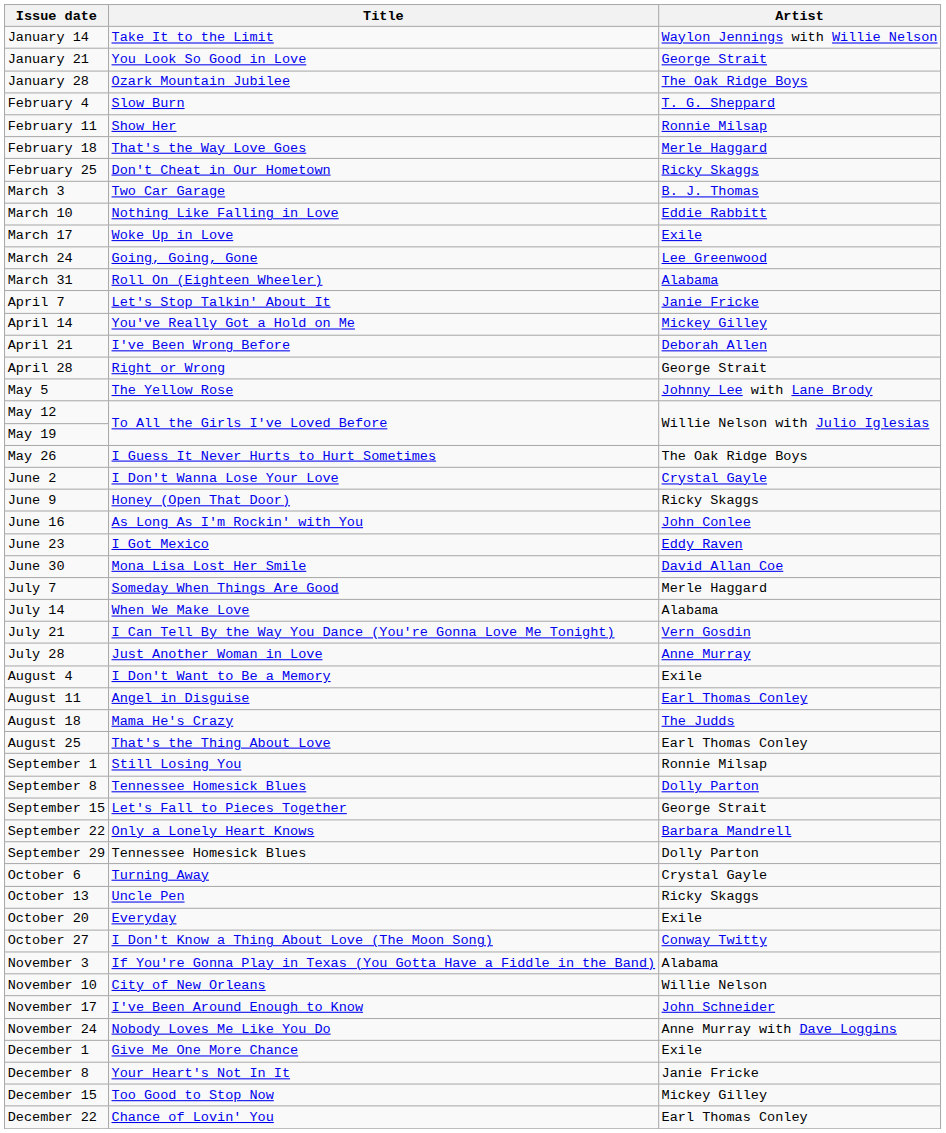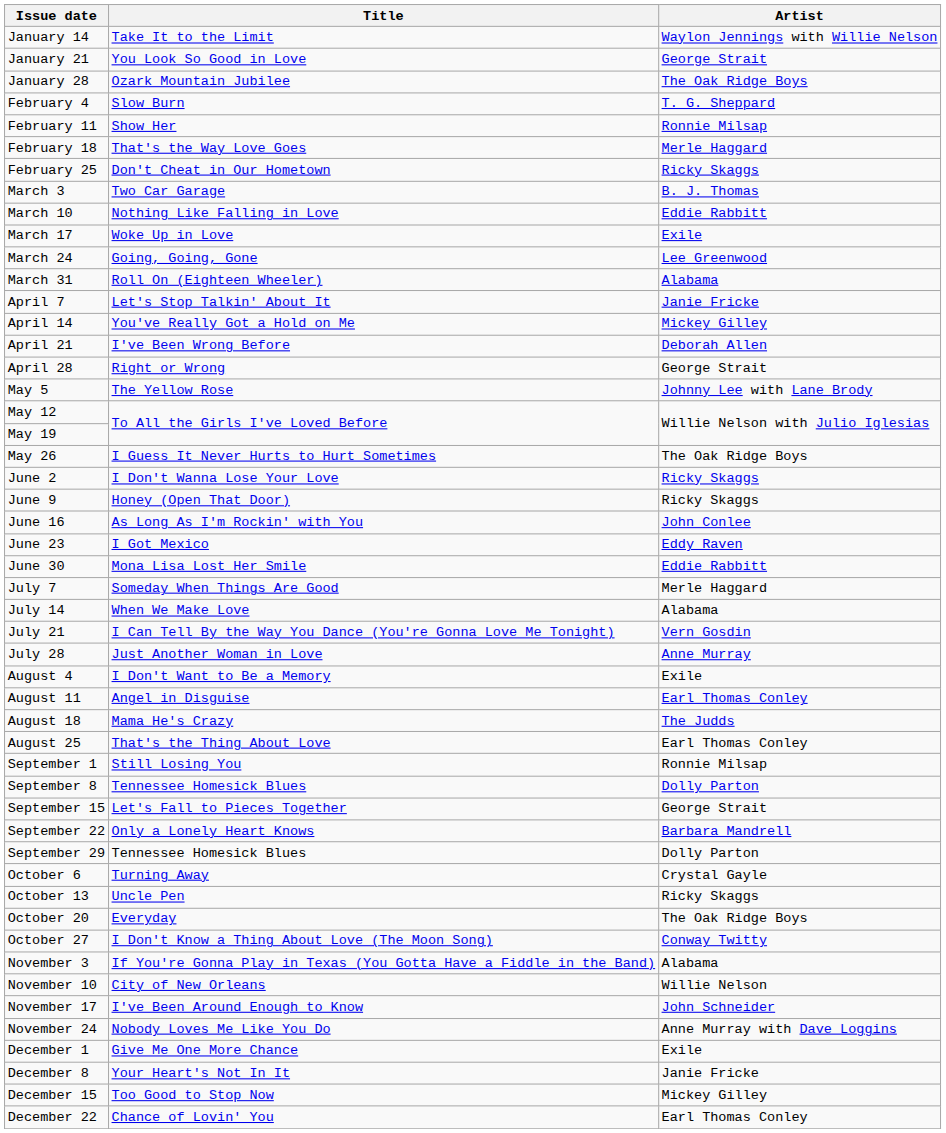(714, 478) Crystal Gayle -> (710, 478) Ricky Skaggs
(722, 566) David Allan Coe -> (714, 566) Eddie Rabbitt
(682, 919) Exile -> (735, 919) The Oak Ridge Boys
